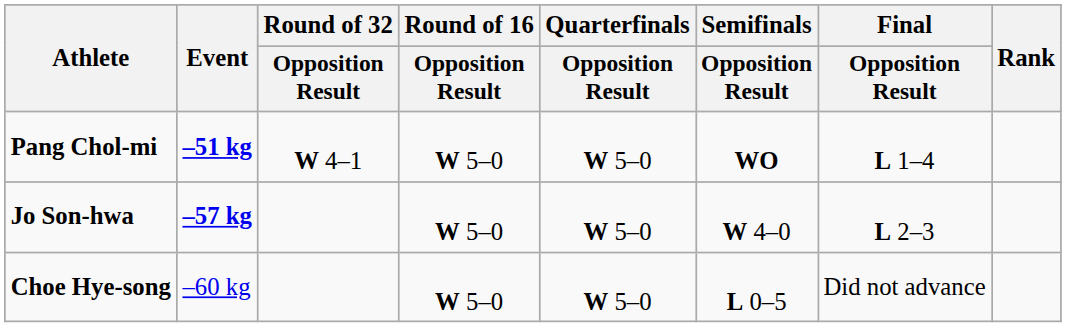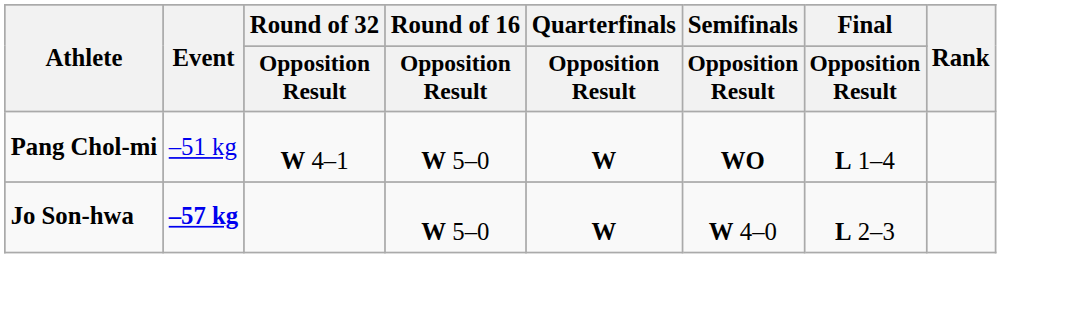(217, 146) bold -> (203, 146) normal
(618, 161) W 5–0 -> (604, 161) W
(618, 231) W 5–0 -> (604, 231) W
- row: (91, 287)
